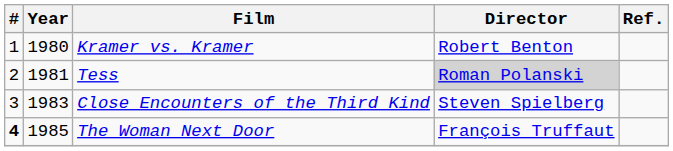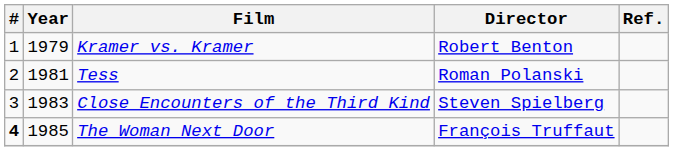(48, 47) 1980 -> (48, 47) 1979
(511, 75) lightgrey background -> (511, 75) no background
